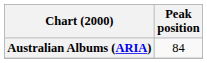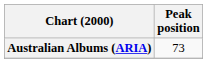(178, 48) 84 -> (178, 48) 73
